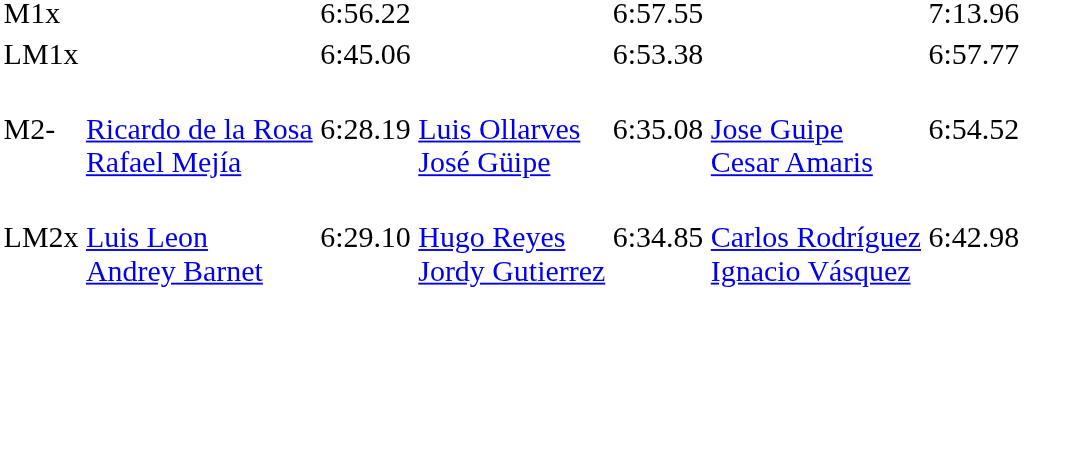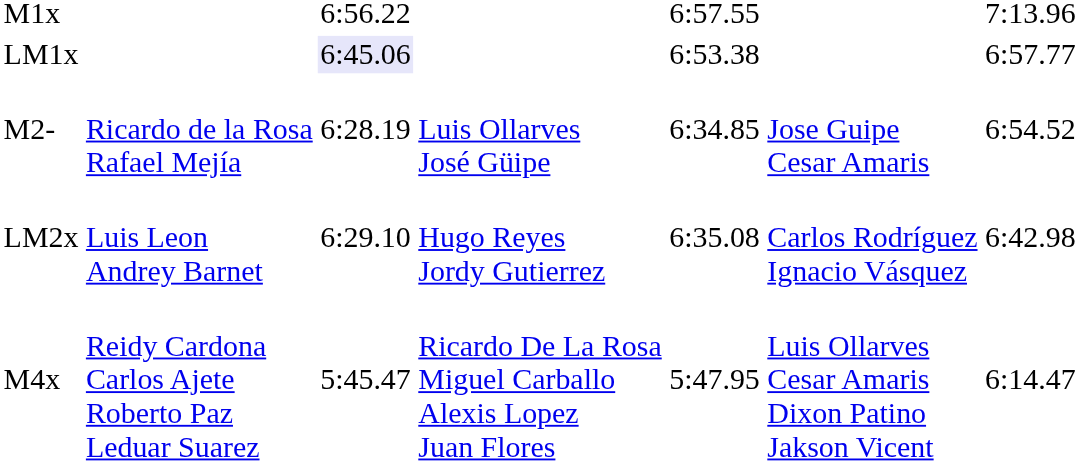(365, 54) no background -> (365, 54) lavender background
(658, 128) 6:35.08 -> (715, 128) 6:34.85
(658, 237) 6:34.85 -> (715, 237) 6:35.08
+ row: (32, 379)
